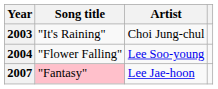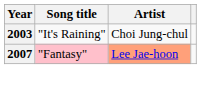- row: (20, 53)
(161, 73) no background -> (145, 53) lightsalmon background
